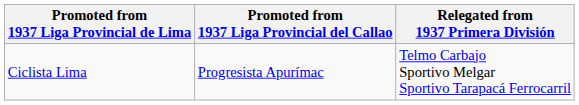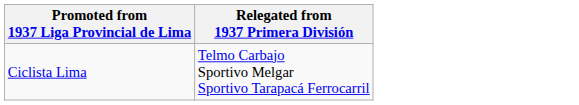- column: (295, 24)
